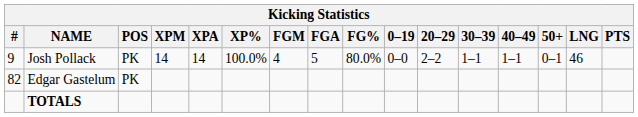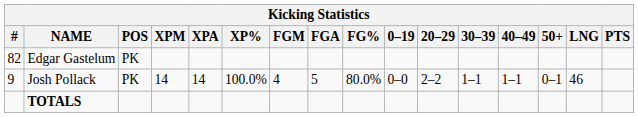rows swapped: (62, 58) <-> (71, 79)
